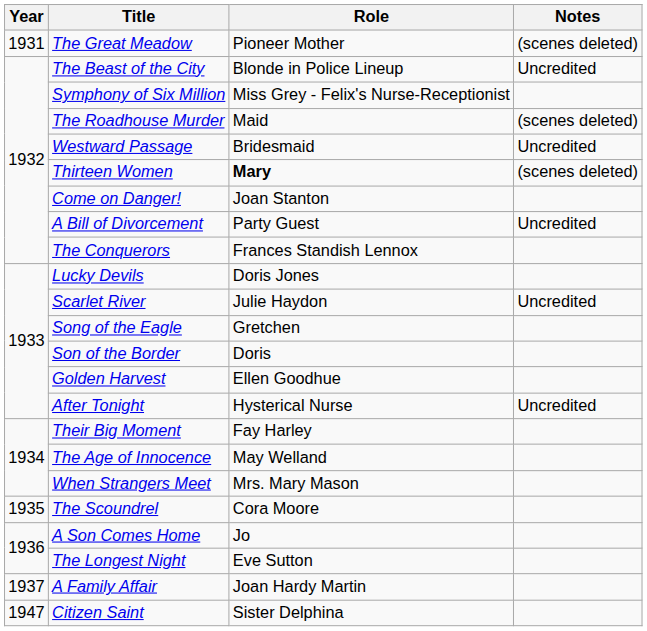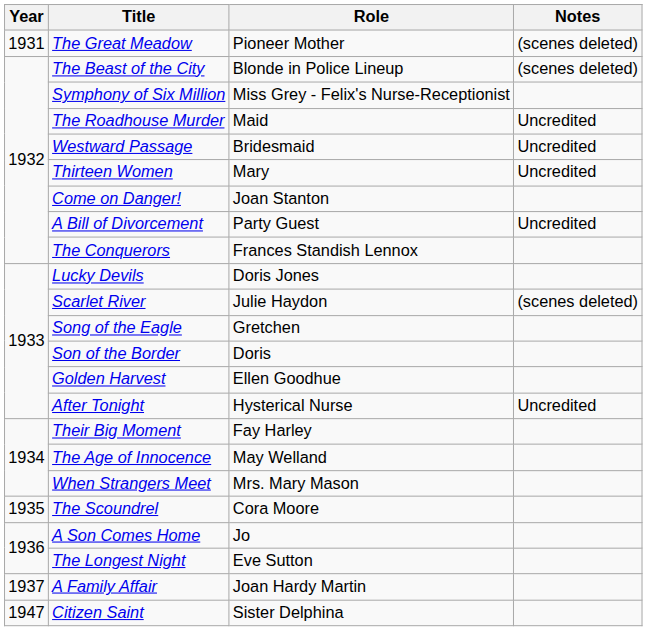(557, 69) Uncredited -> (578, 69) (scenes deleted)
(578, 120) (scenes deleted) -> (557, 120) Uncredited
(252, 172) bold -> (251, 172) normal
(578, 172) (scenes deleted) -> (557, 172) Uncredited
(557, 302) Uncredited -> (578, 302) (scenes deleted)
